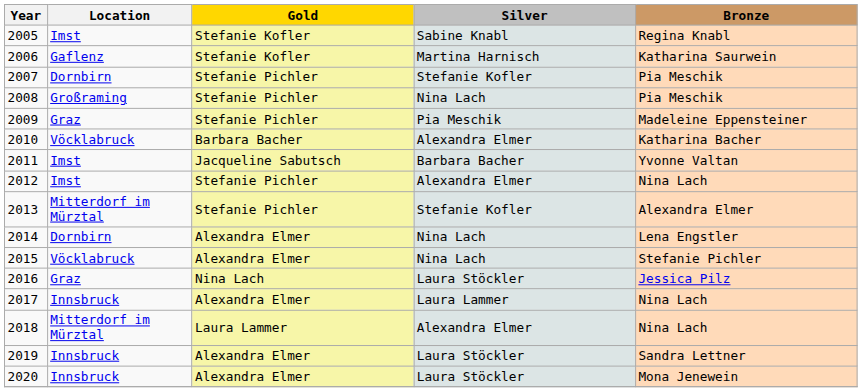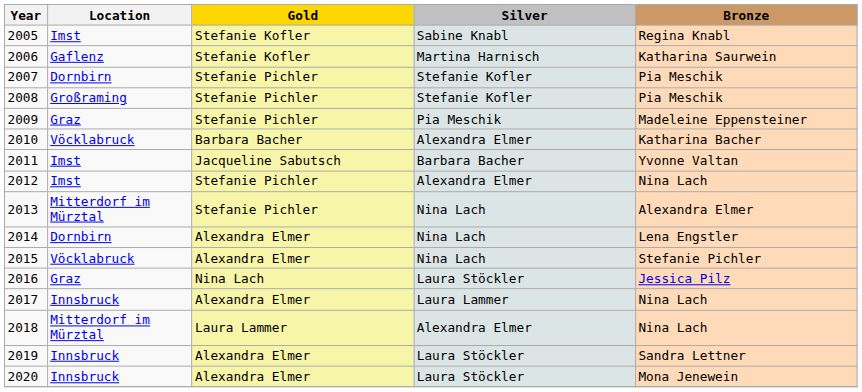(451, 98) Nina Lach -> (474, 98) Stefanie Kofler
(474, 209) Stefanie Kofler -> (451, 209) Nina Lach
